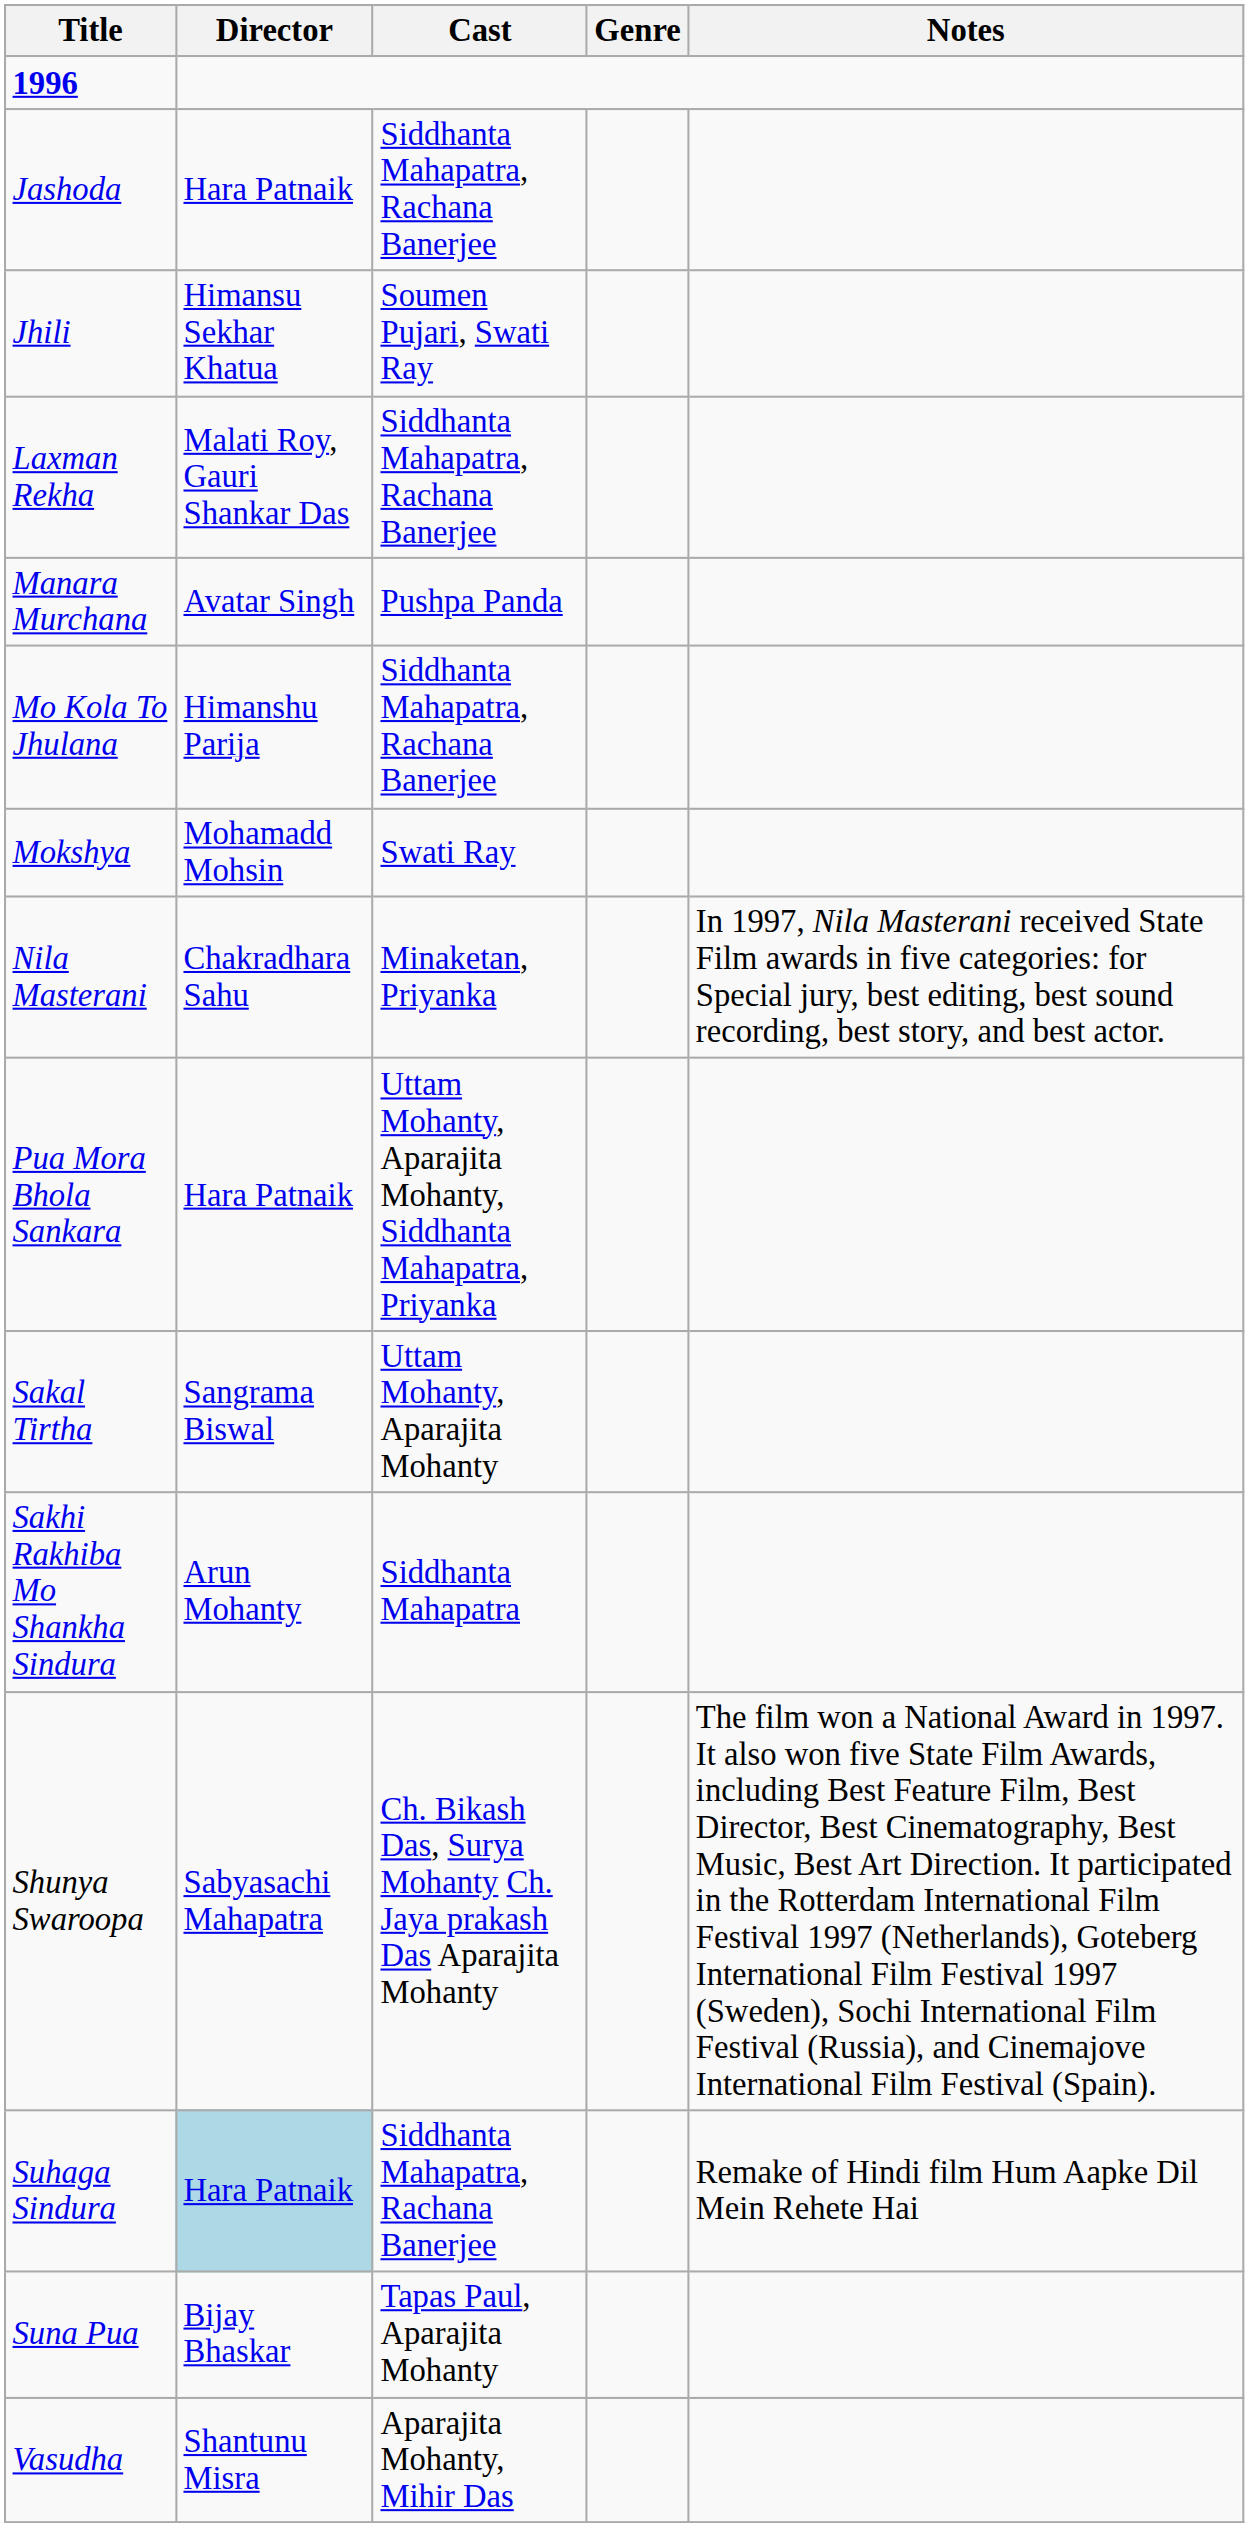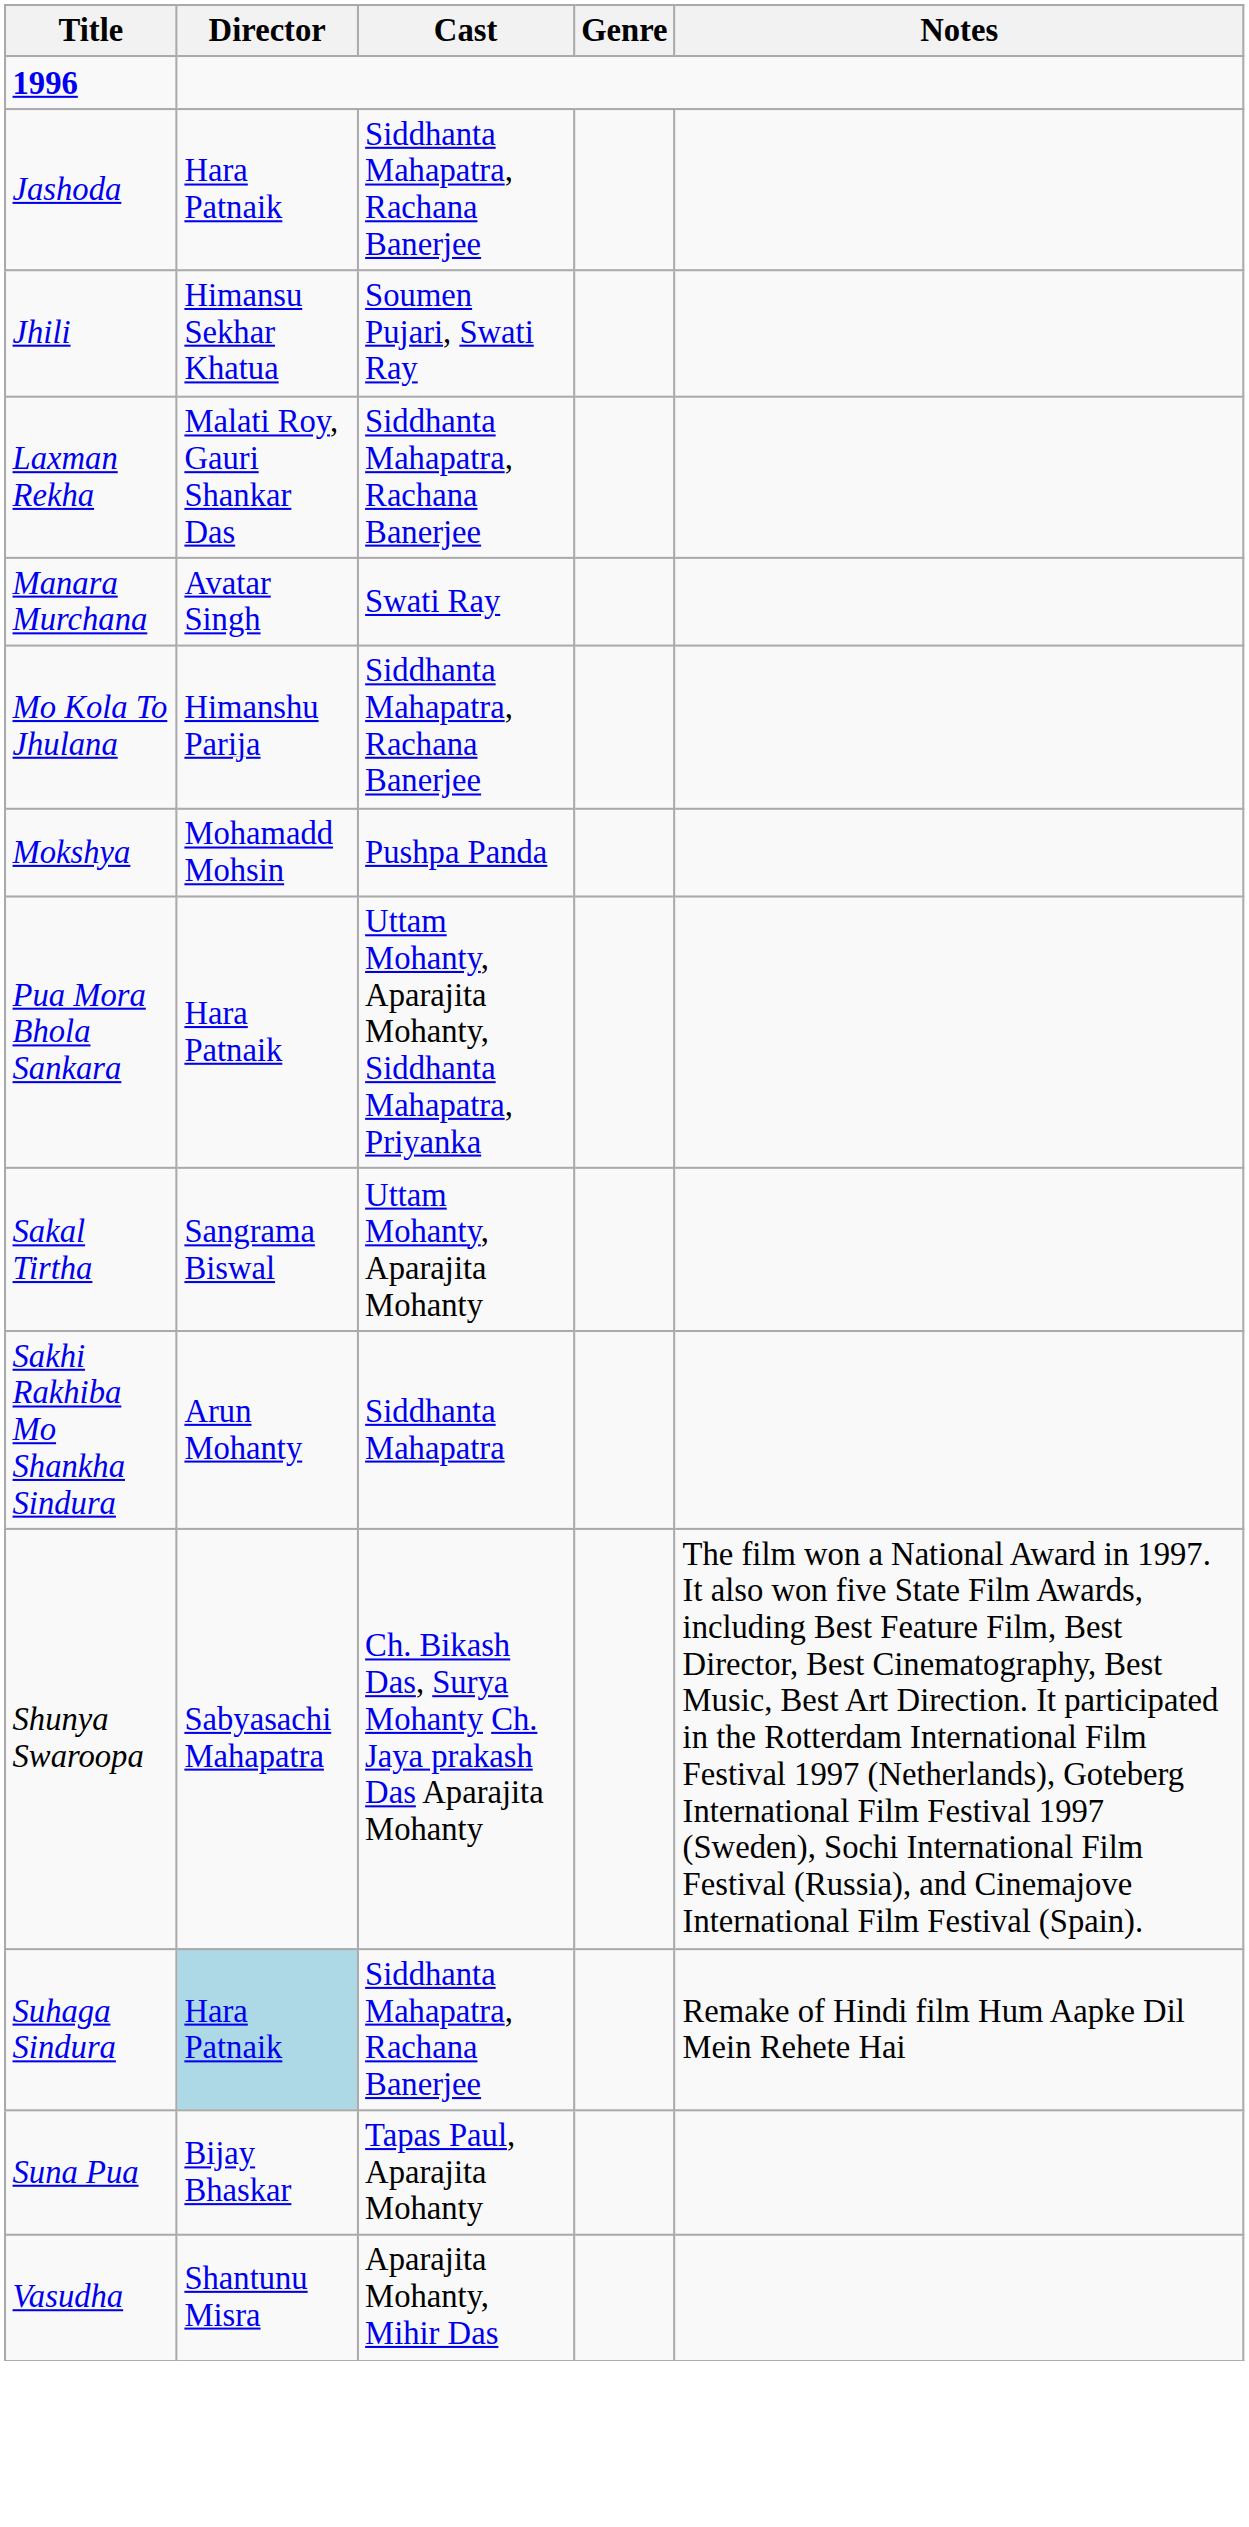(472, 601) Pushpa Panda -> (433, 601) Swati Ray
(448, 851) Swati Ray -> (456, 851) Pushpa Panda
- row: (80, 976)
